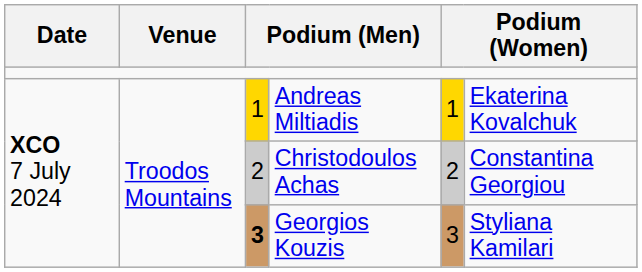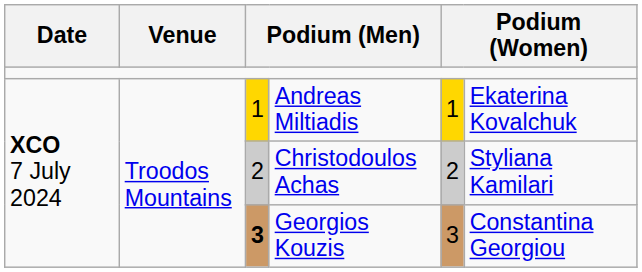(532, 172) Constantina Georgiou -> (512, 172) Styliana Kamilari
(512, 235) Styliana Kamilari -> (532, 235) Constantina Georgiou
